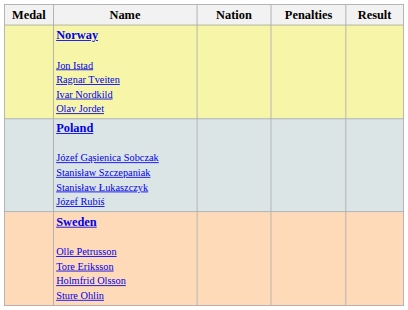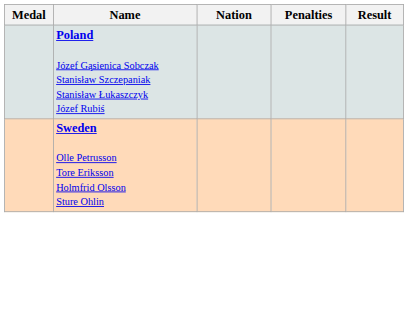- row: (88, 72)
